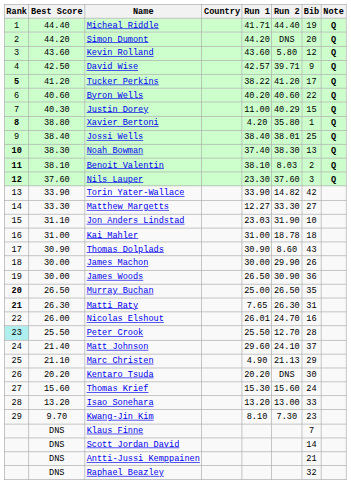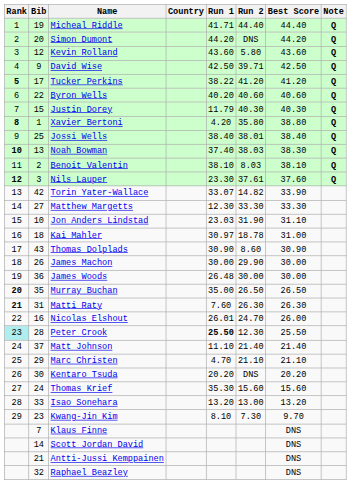columns swapped: (312, 11) <-> (57, 11)
(257, 67) 42.57 -> (221, 67) 42.50
(257, 109) 11.00 -> (221, 109) 11.79
(287, 109) 40.29 -> (251, 109) 40.30
(287, 151) 38.30 -> (251, 151) 38.03
(17, 165) bold -> (17, 165) normal
(287, 179) 37.60 -> (251, 179) 37.61
(257, 193) 33.90 -> (221, 193) 33.07
(257, 207) 12.27 -> (221, 207) 12.30
(257, 235) 31.00 -> (221, 235) 30.97
(257, 277) 26.50 -> (221, 277) 26.48
(287, 277) 30.90 -> (251, 277) 30.00
(257, 291) 25.00 -> (221, 291) 35.00
(257, 305) 7.65 -> (221, 305) 7.60
(257, 333) normal -> (221, 333) bold
(287, 333) 12.70 -> (251, 333) 12.30
(257, 347) 29.60 -> (221, 347) 11.10
(287, 347) 24.10 -> (251, 347) 21.40
(257, 361) 4.90 -> (221, 361) 4.70
(287, 361) 21.13 -> (251, 361) 21.10
(257, 389) 15.30 -> (221, 389) 35.30
